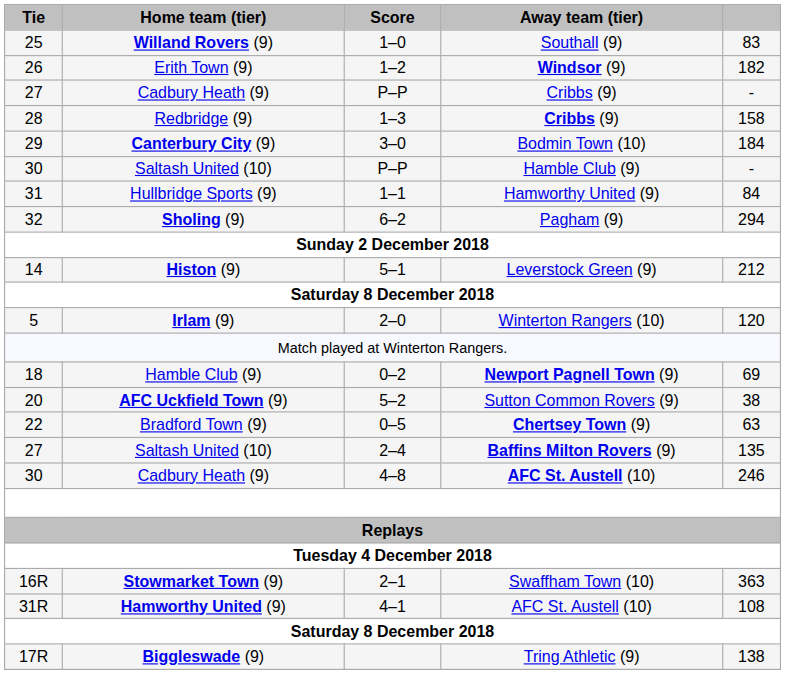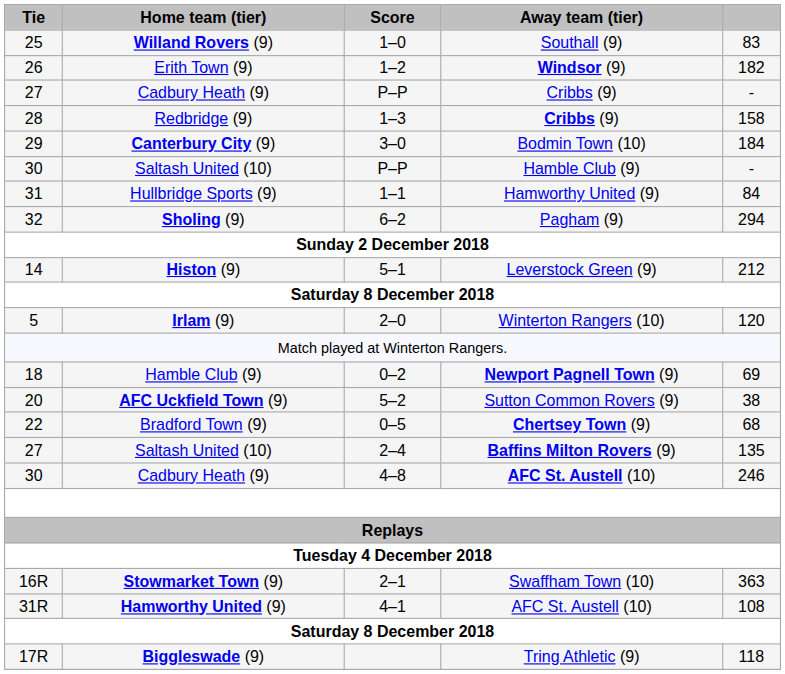(751, 425) 63 -> (751, 425) 68
(751, 657) 138 -> (751, 657) 118
